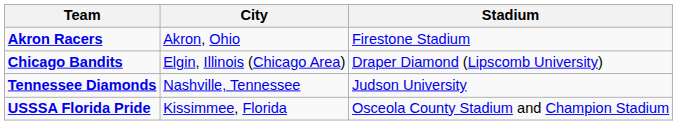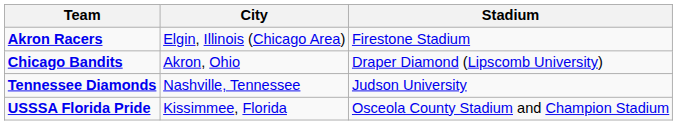(202, 39) Akron, Ohio -> (254, 39) Elgin, Illinois (Chicago Area)
(254, 62) Elgin, Illinois (Chicago Area) -> (202, 62) Akron, Ohio
